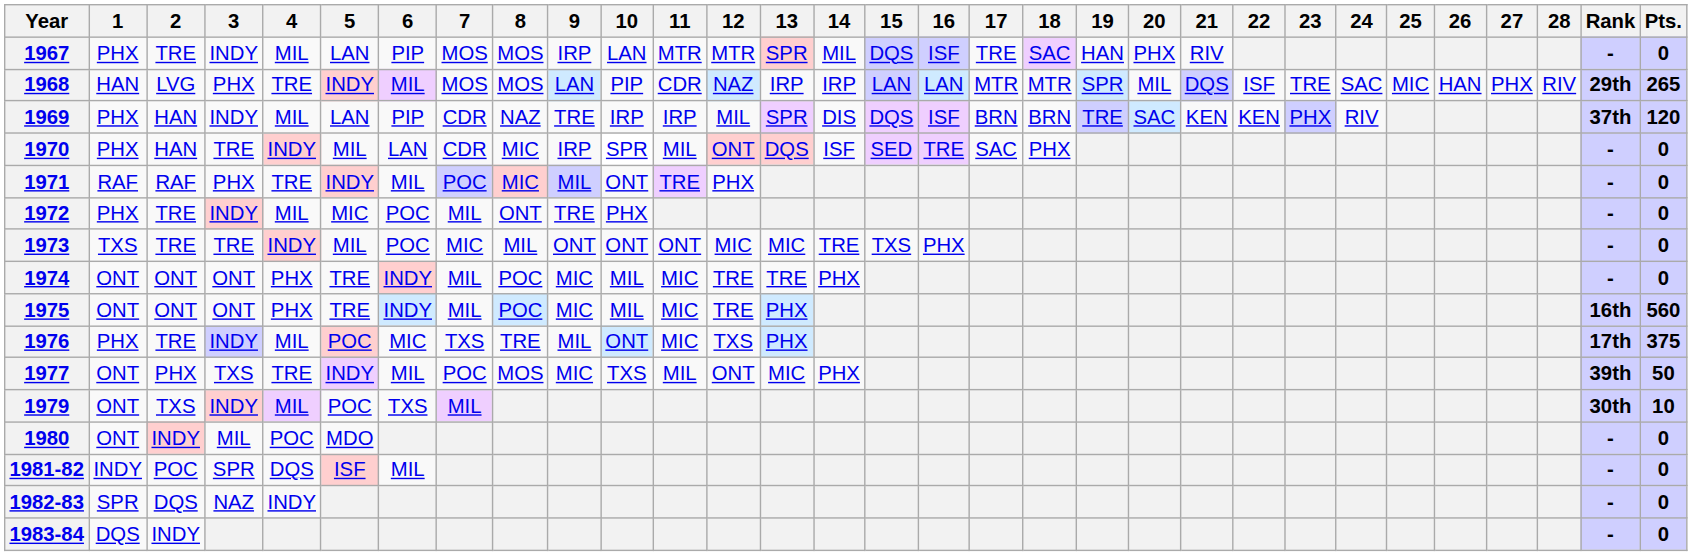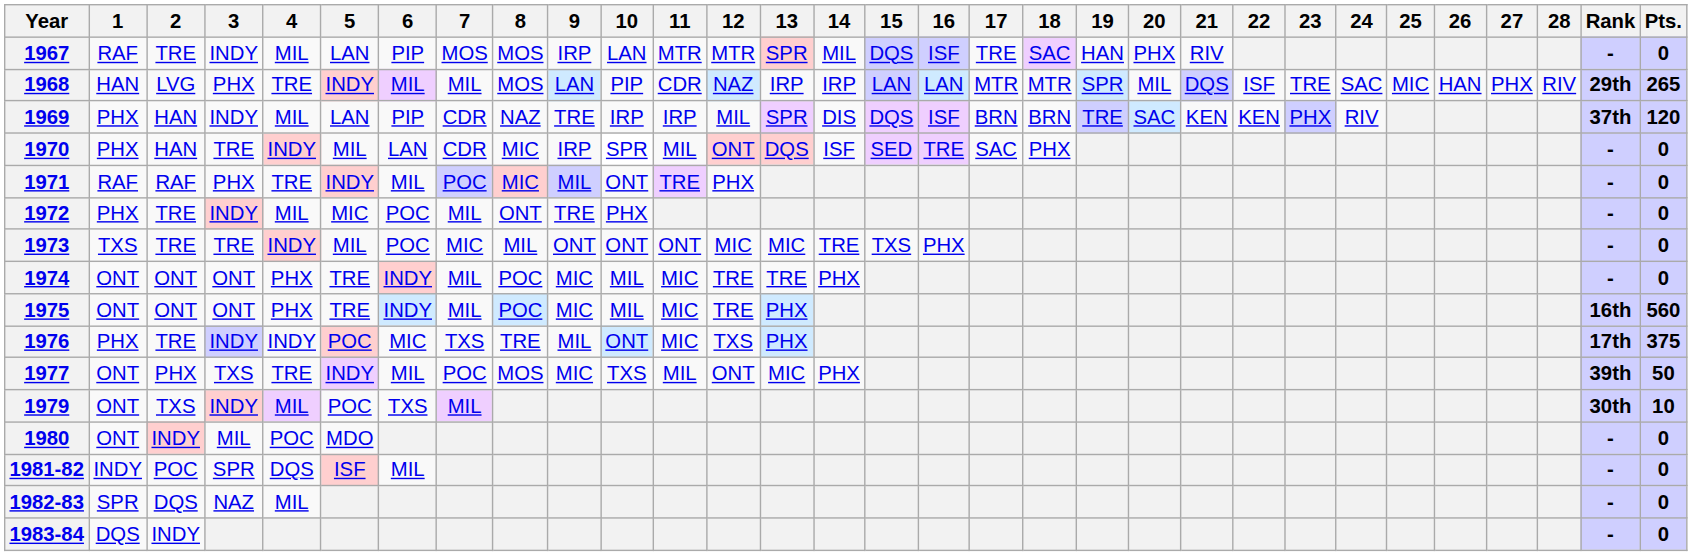(118, 53) PHX -> (118, 53) RAF
(465, 85) MOS -> (465, 85) MIL
(292, 342) MIL -> (292, 342) INDY
(292, 502) INDY -> (292, 502) MIL
